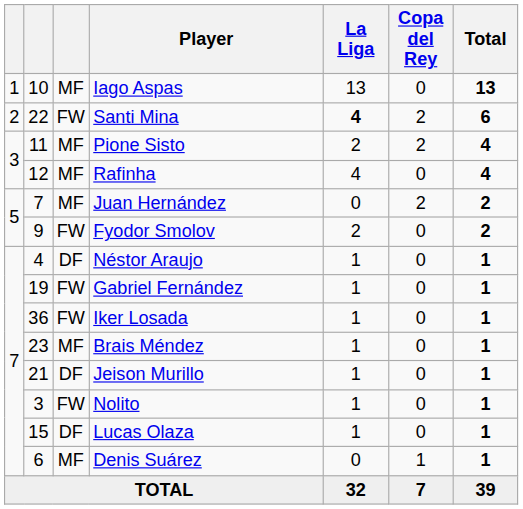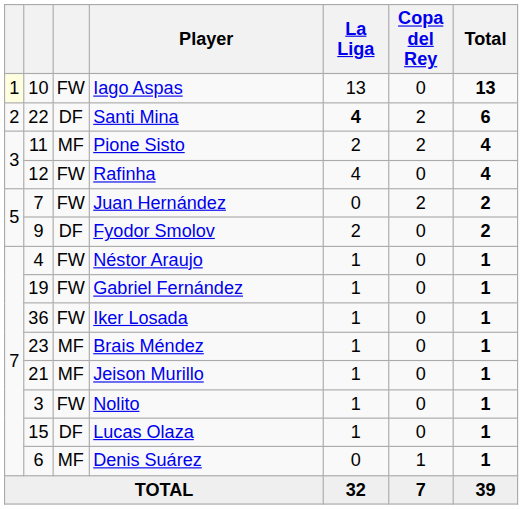(14, 88) no background -> (14, 88) lightyellow background
(71, 88) MF -> (71, 88) FW
(71, 116) FW -> (71, 116) DF
(71, 174) MF -> (71, 174) FW
(71, 202) MF -> (71, 202) FW
(71, 231) FW -> (71, 231) DF
(71, 260) DF -> (71, 260) FW
(71, 374) DF -> (71, 374) MF
